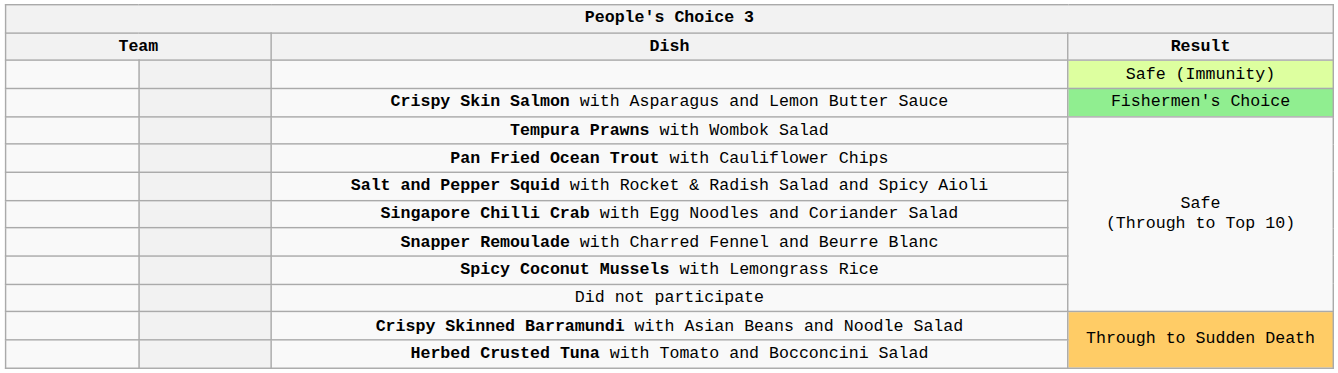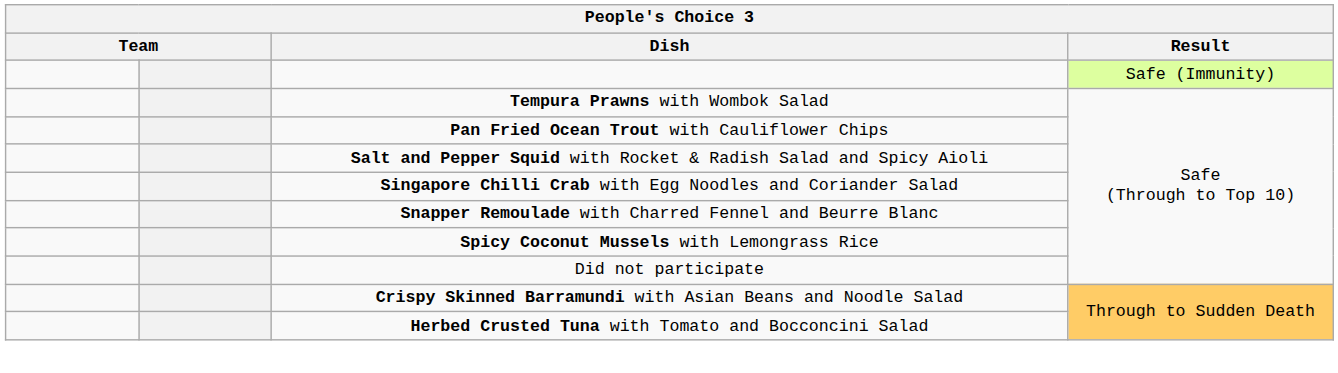- row: (669, 102)
